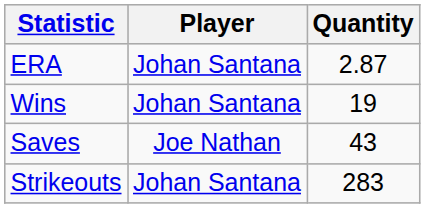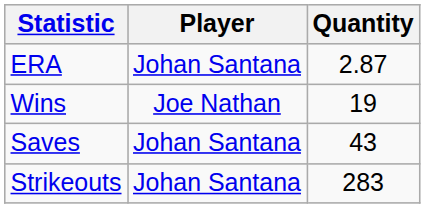(217, 103) Johan Santana -> (217, 103) Joe Nathan
(217, 143) Joe Nathan -> (217, 143) Johan Santana
